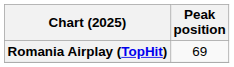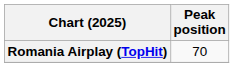(200, 51) 69 -> (200, 51) 70
